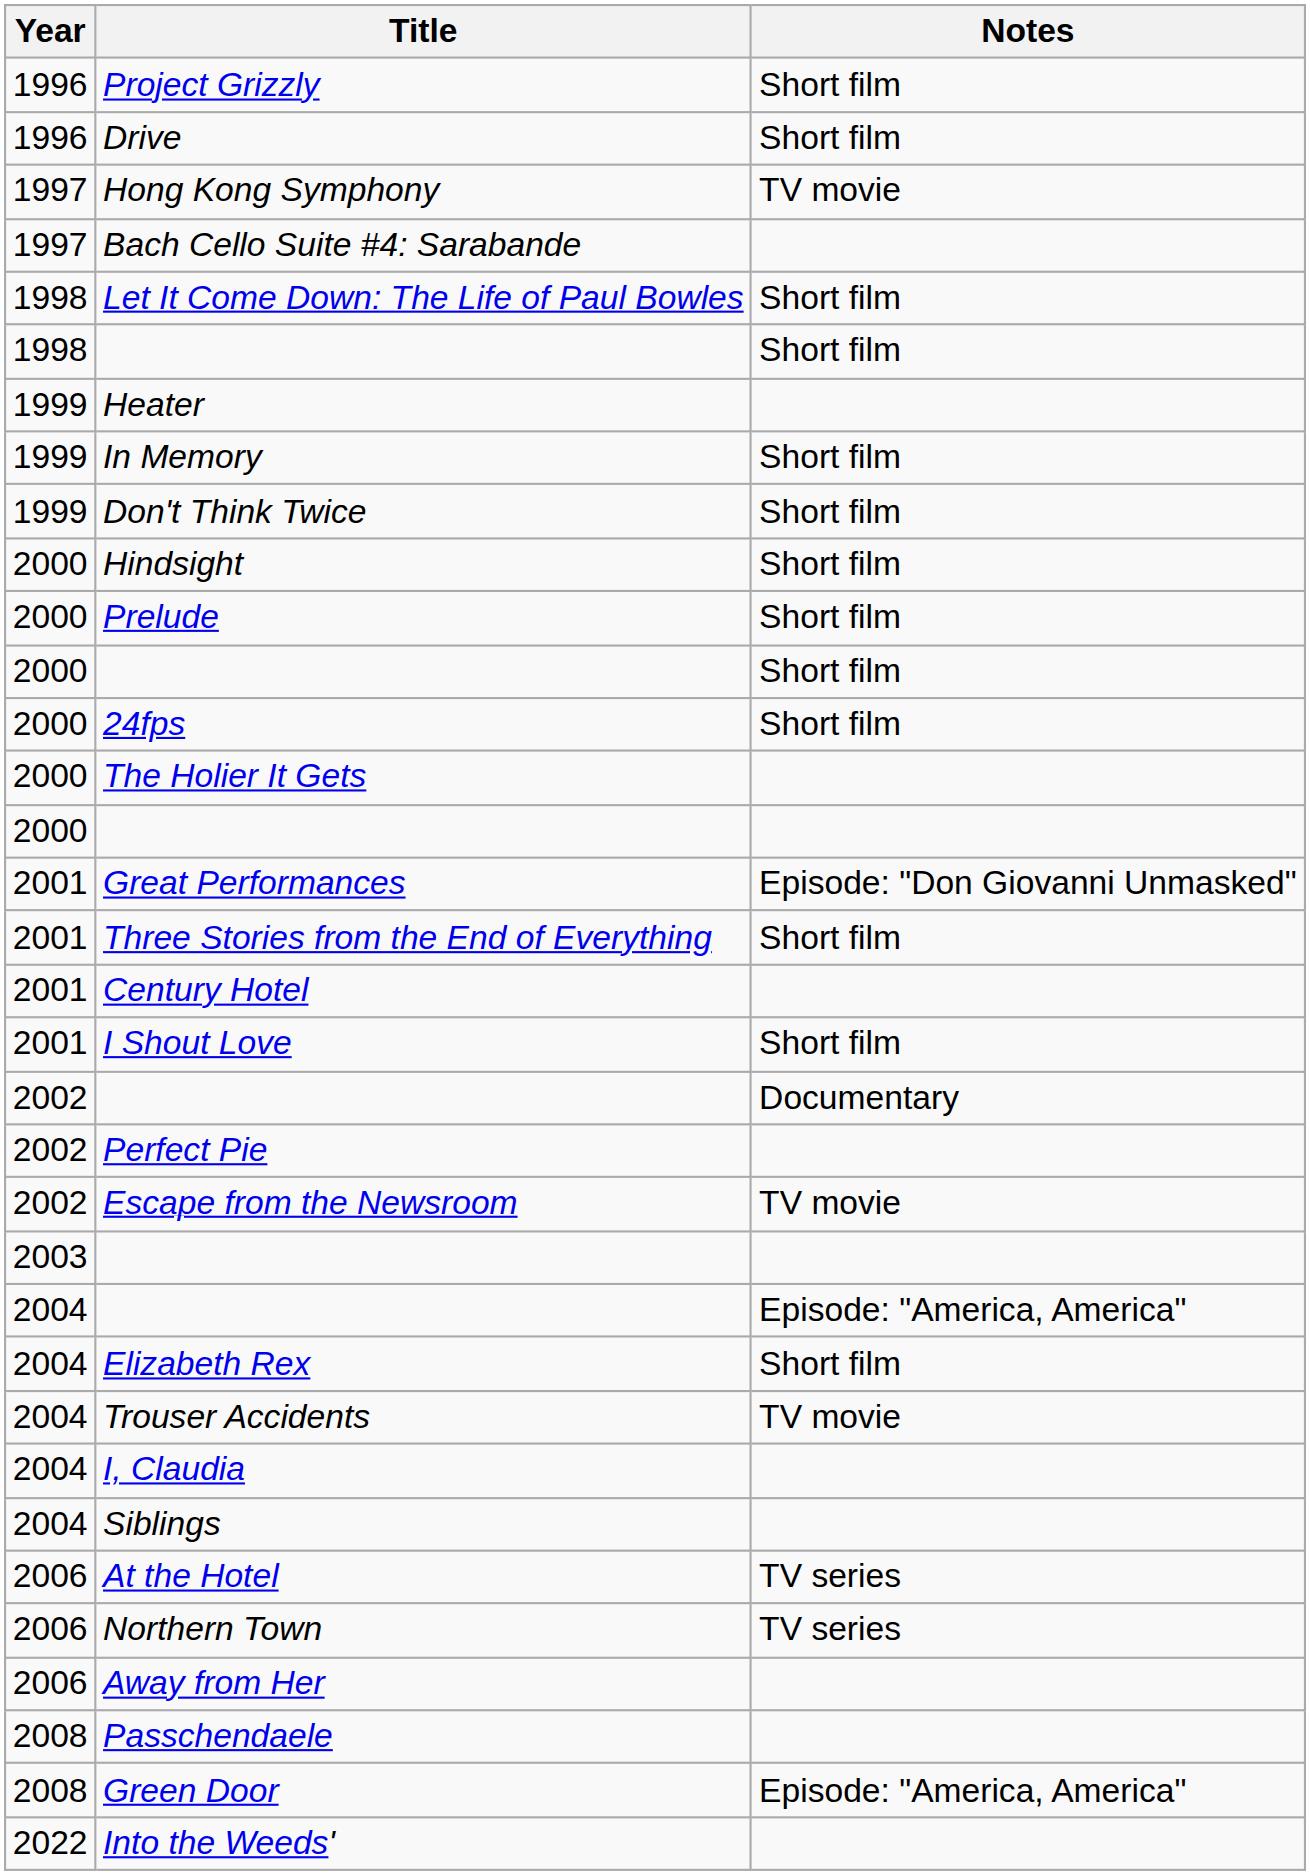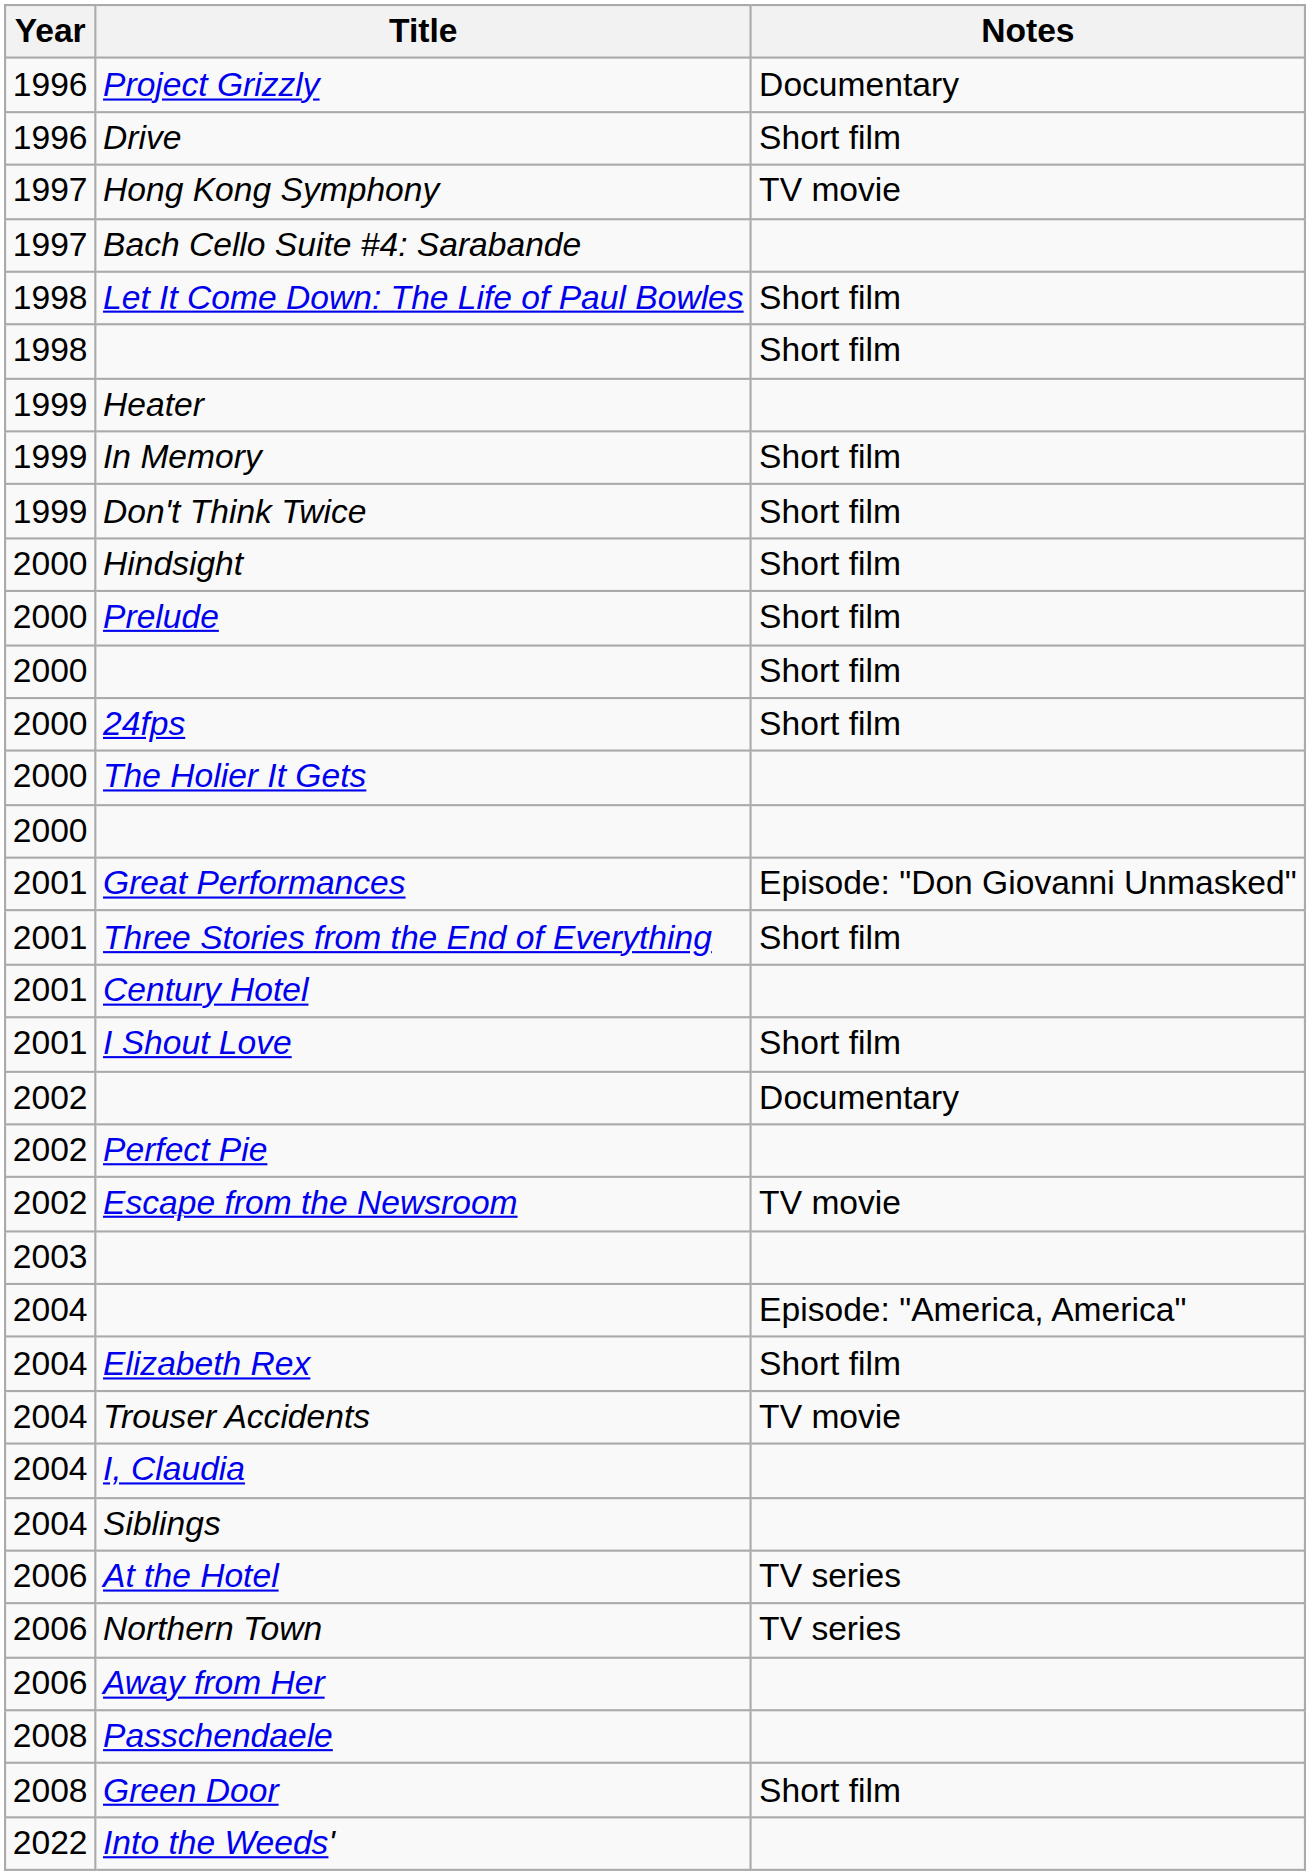(830, 84) Short film -> (859, 84) Documentary
(973, 1789) Episode: "America, America" -> (830, 1789) Short film
